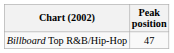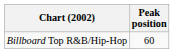(149, 40) 47 -> (149, 40) 60
